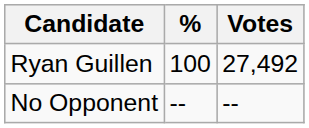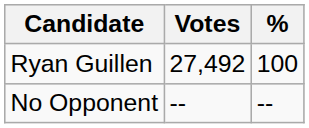columns swapped: (260, 24) <-> (190, 24)
